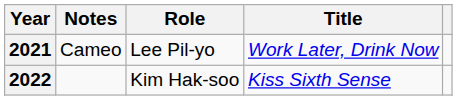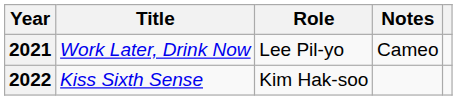columns swapped: (343, 19) <-> (91, 19)
